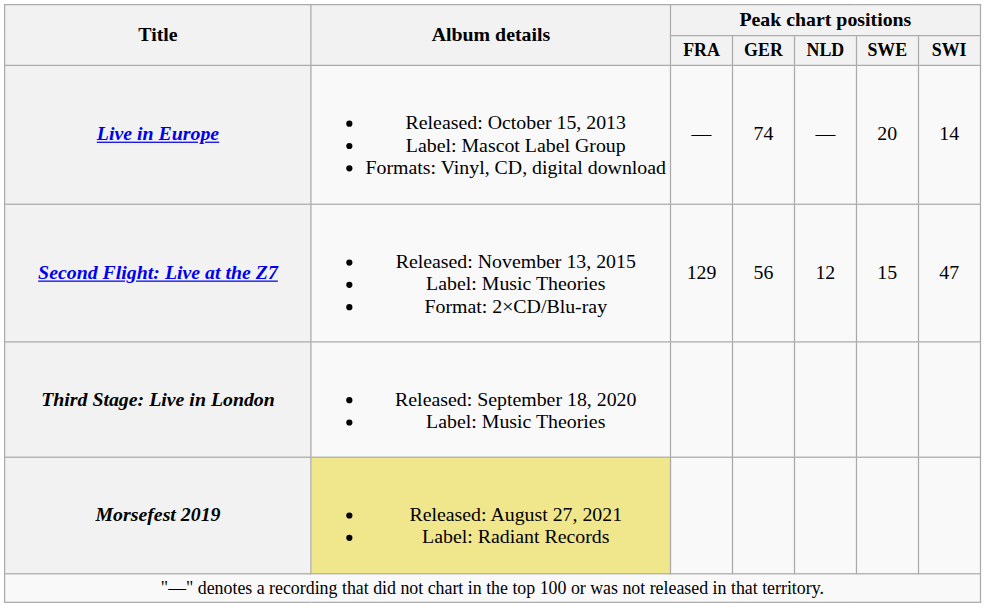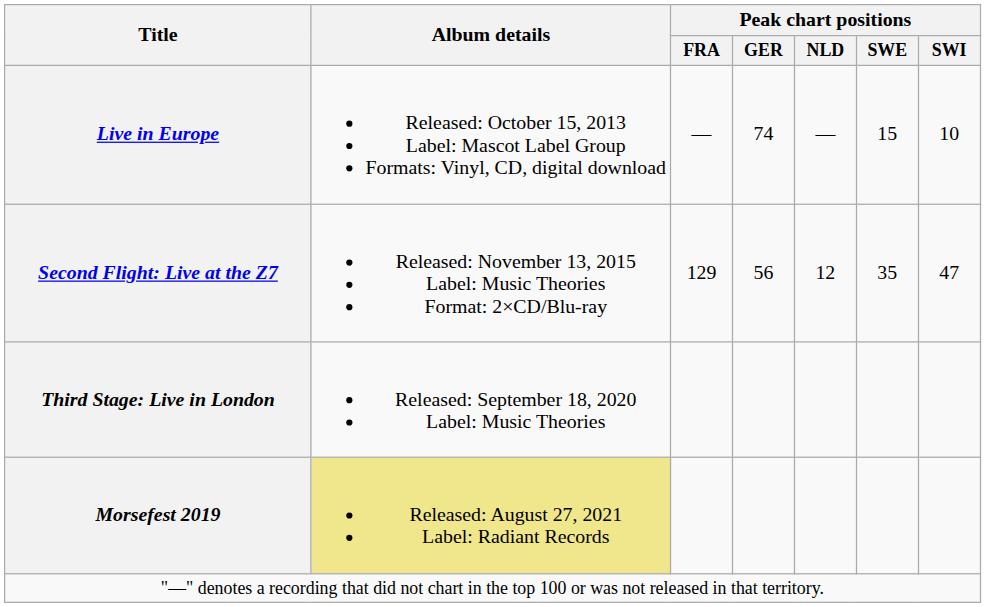(887, 134) 20 -> (887, 134) 15
(949, 134) 14 -> (949, 134) 10
(887, 272) 15 -> (887, 272) 35
